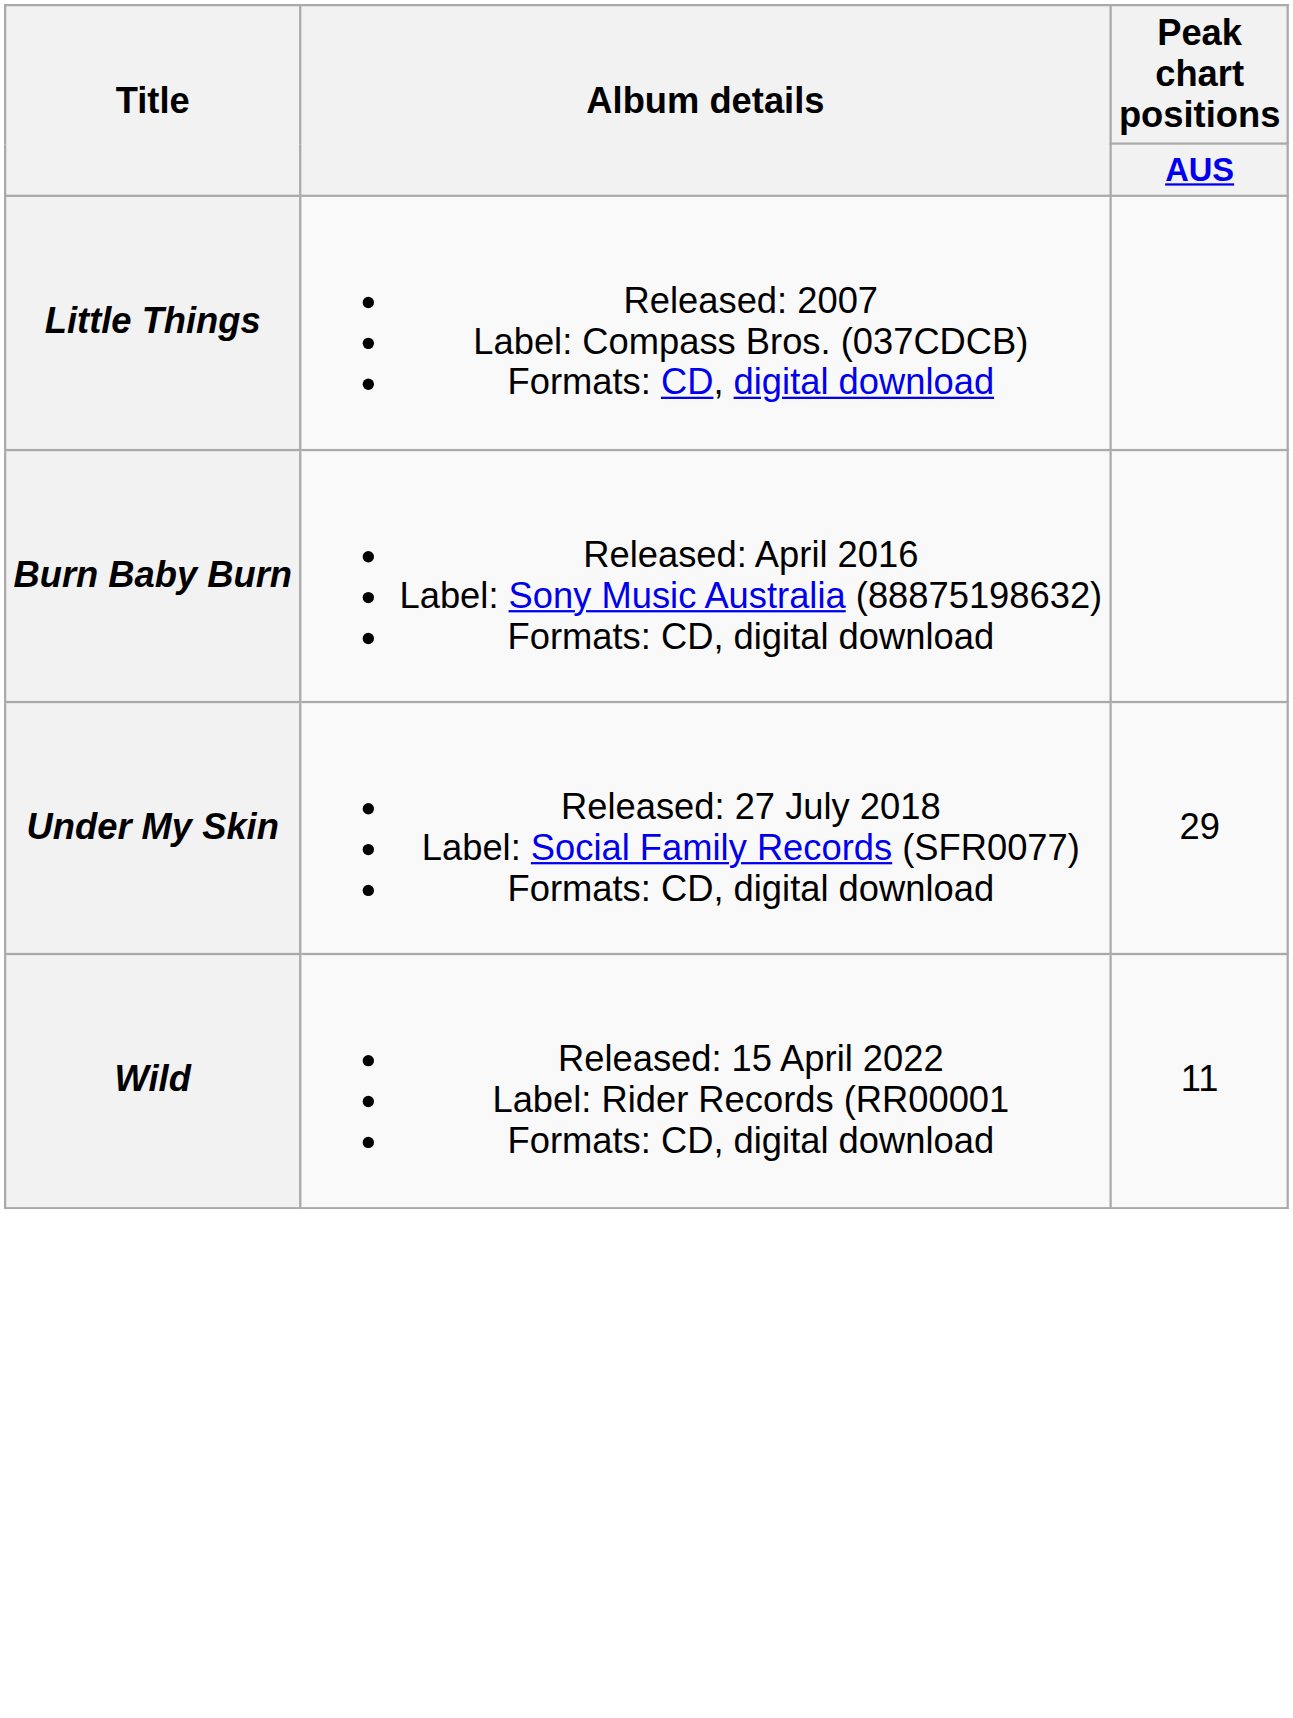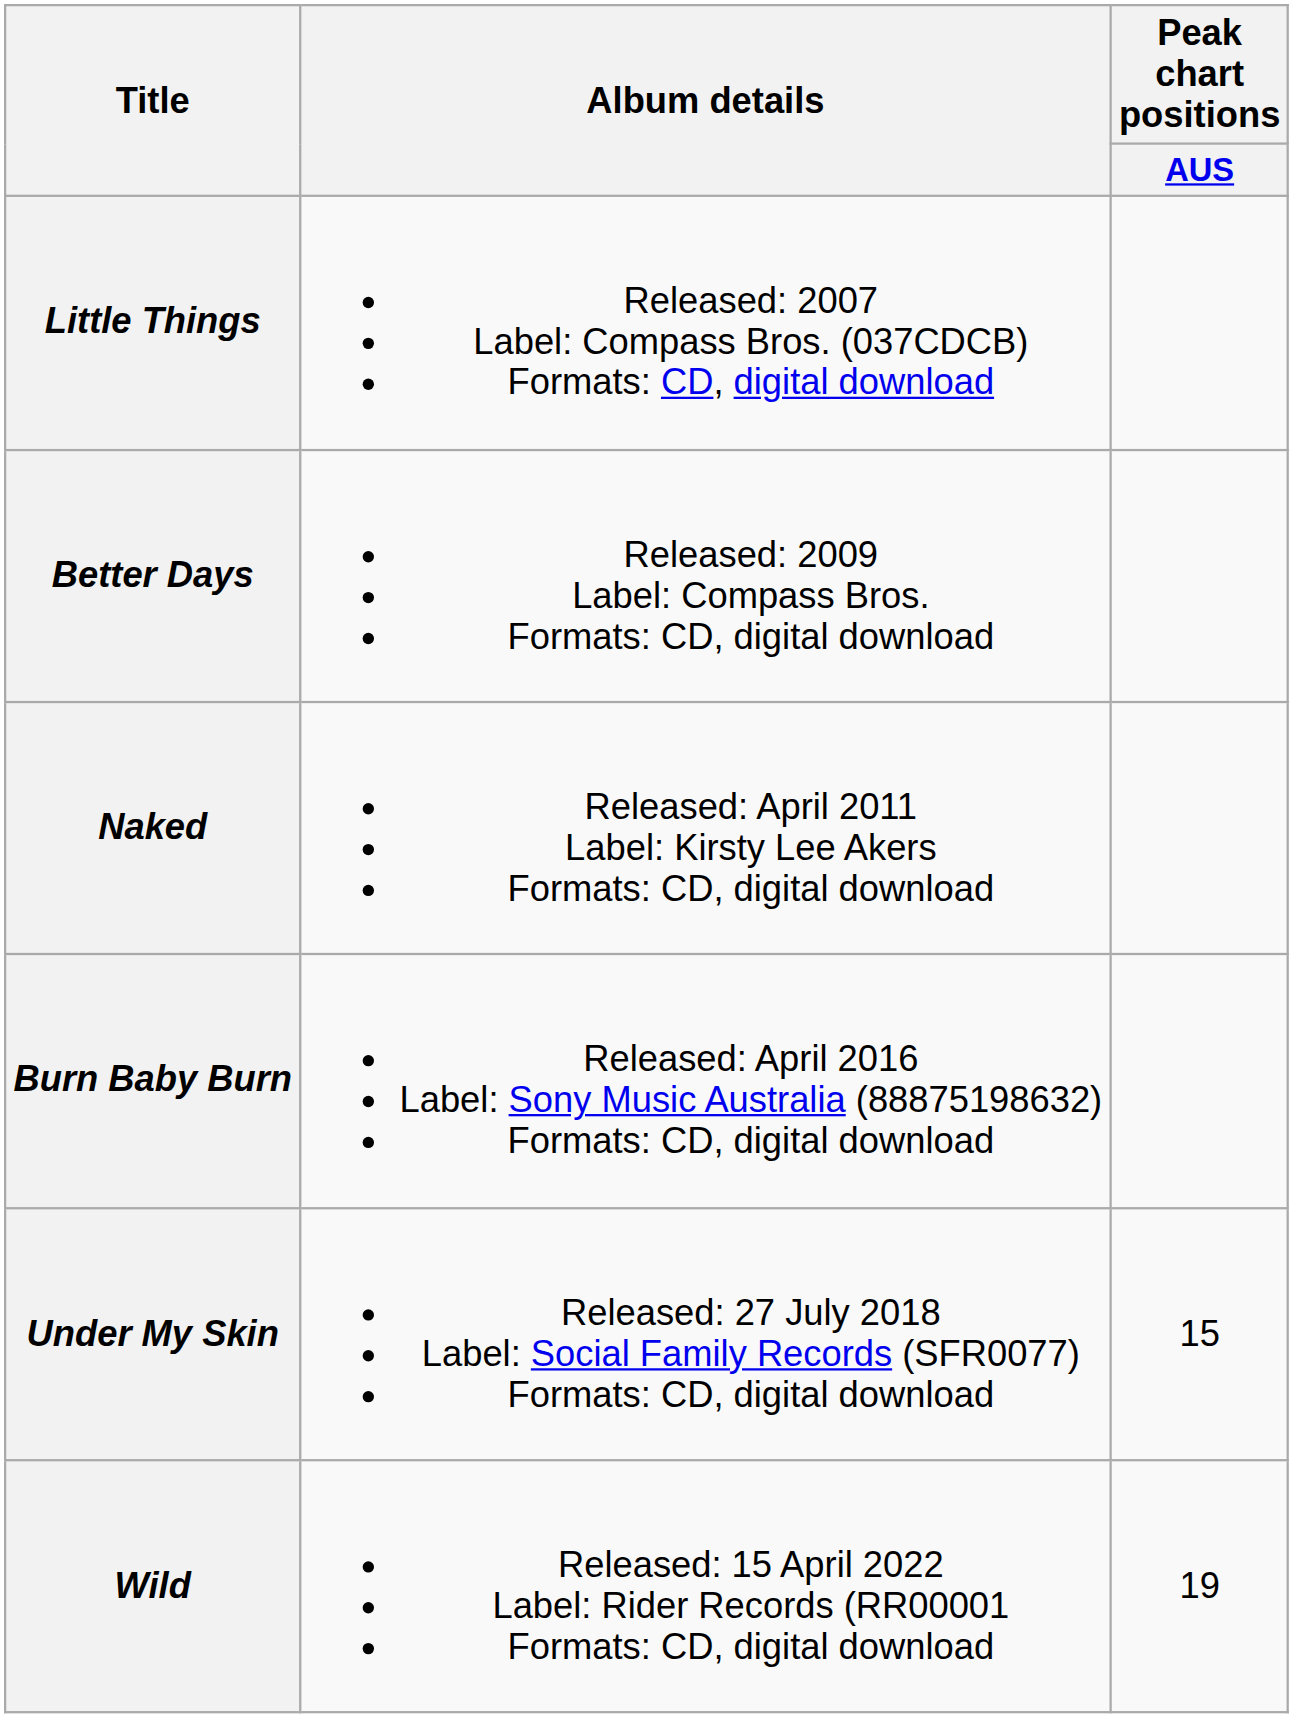+ row: (153, 574)
+ row: (153, 827)
(1200, 827) 29 -> (1200, 1333) 15
(1200, 1080) 11 -> (1200, 1585) 19
